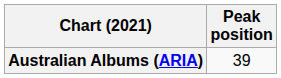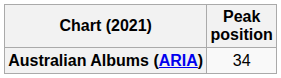(242, 60) 39 -> (242, 60) 34
